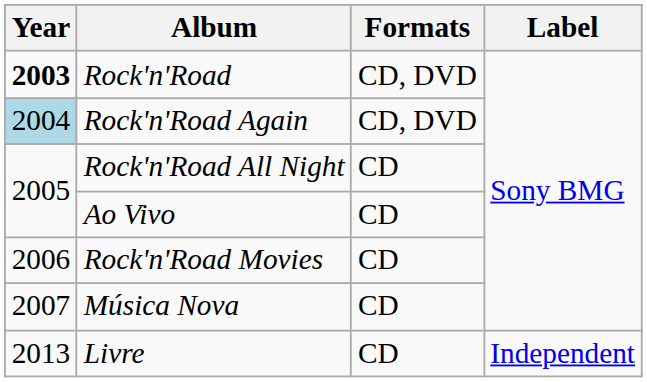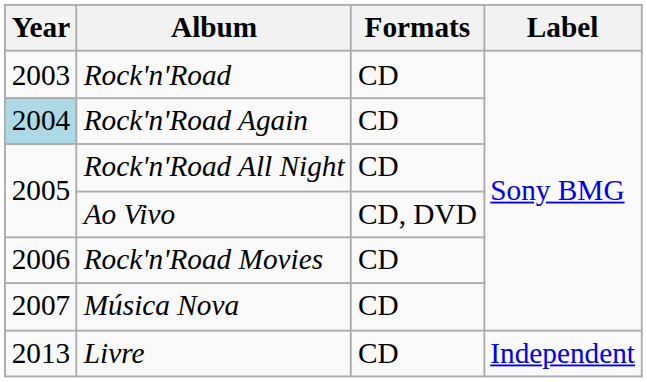(41, 74) bold -> (41, 74) normal
(417, 74) CD, DVD -> (378, 74) CD
(417, 120) CD, DVD -> (378, 120) CD
(378, 213) CD -> (417, 213) CD, DVD
